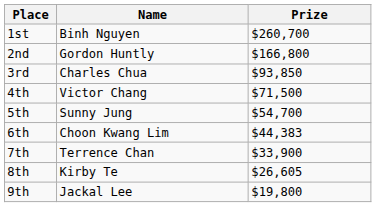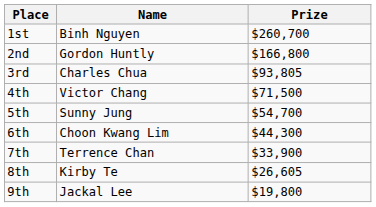(277, 73) $93,850 -> (277, 73) $93,805
(277, 133) $44,383 -> (277, 133) $44,300
